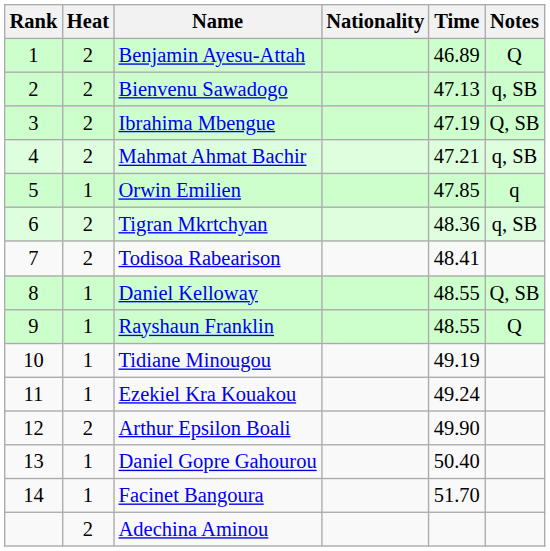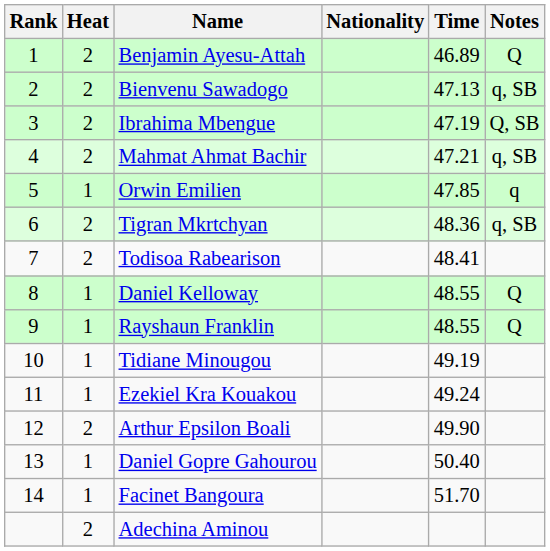(514, 292) Q, SB -> (514, 292) Q
